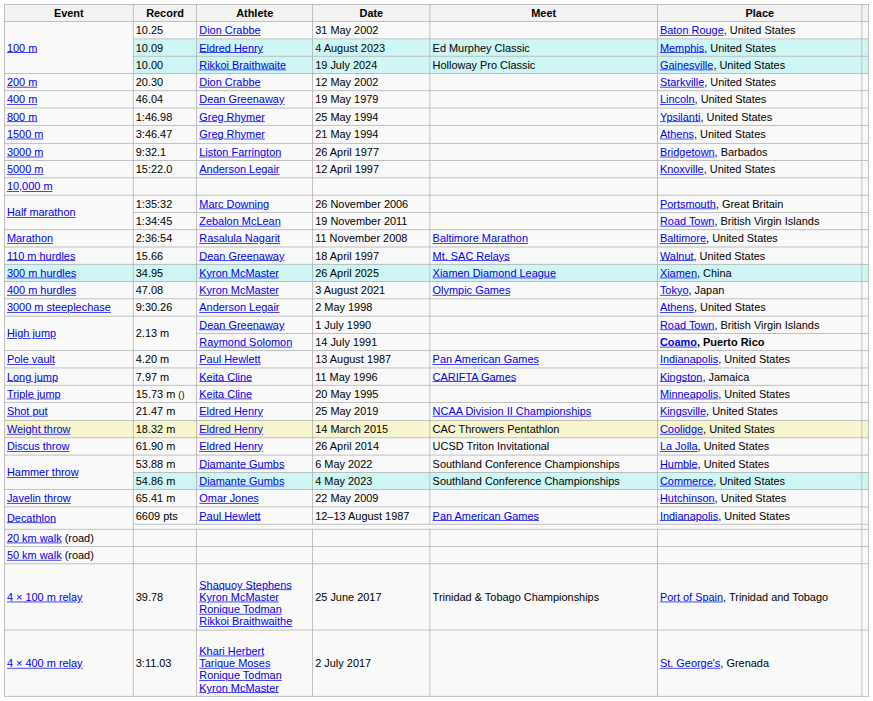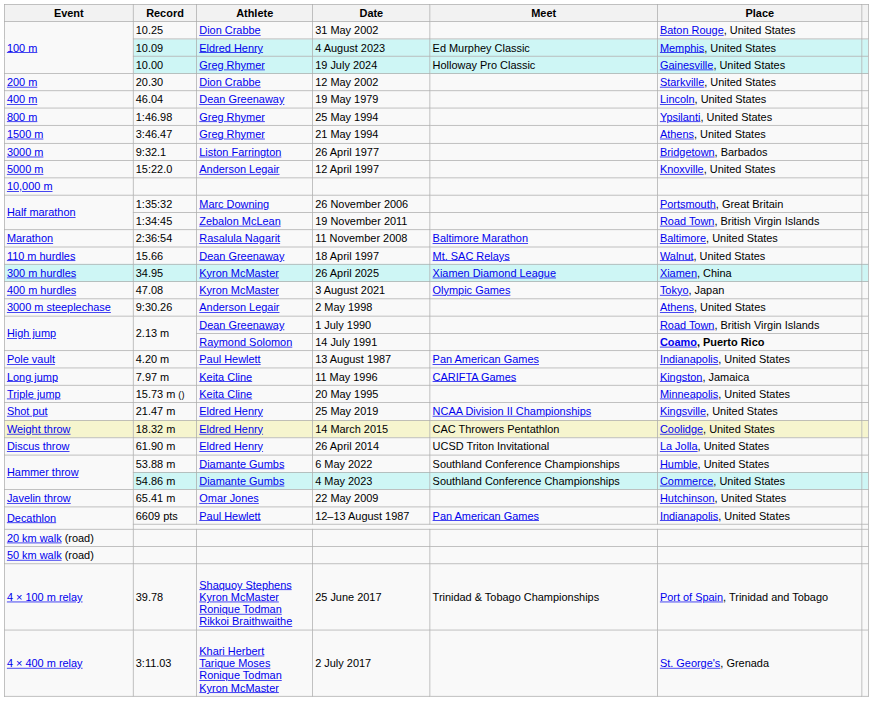(243, 65) Rikkoi Braithwaite -> (232, 65) Greg Rhymer
